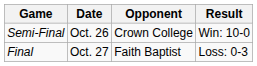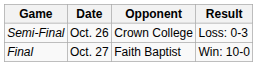(224, 33) Win: 10-0 -> (223, 33) Loss: 0-3
(223, 52) Loss: 0-3 -> (224, 52) Win: 10-0
